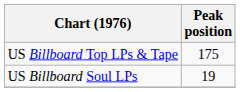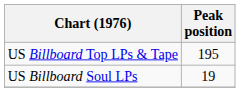(208, 53) 175 -> (208, 53) 195
